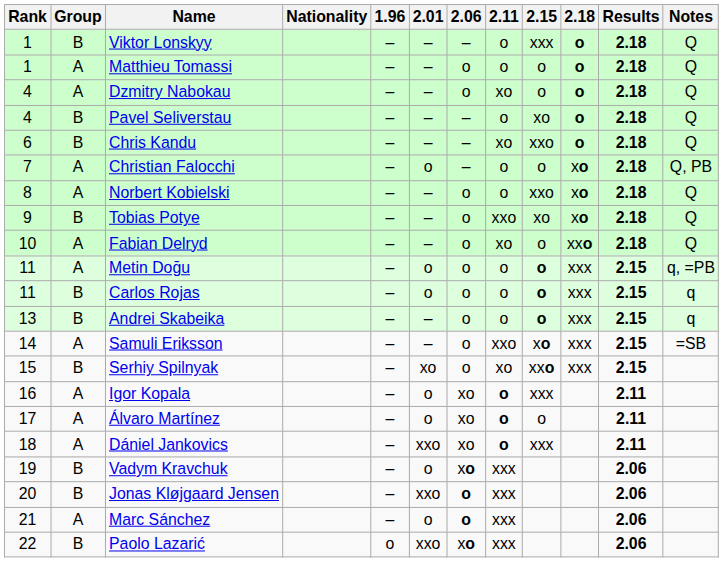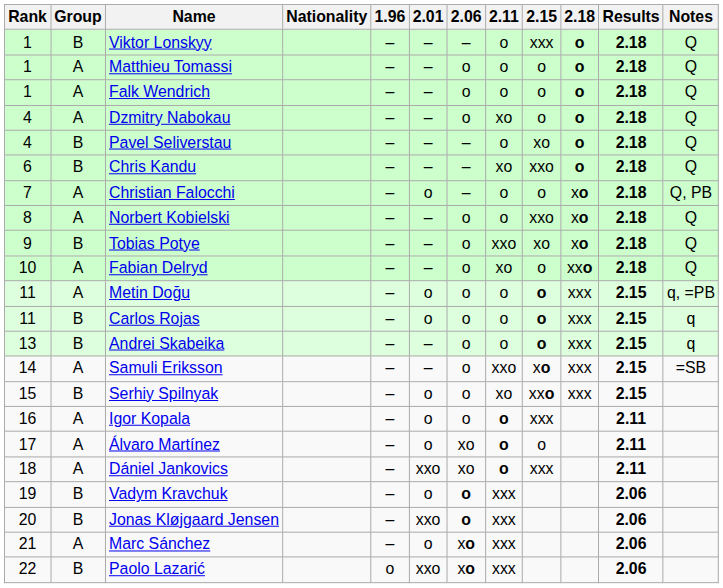+ row: (159, 92)
(428, 368) xo -> (428, 393) o
(466, 393) xo -> (466, 419) o
(466, 469) xo -> (466, 494) o
(466, 519) o -> (466, 544) xo
